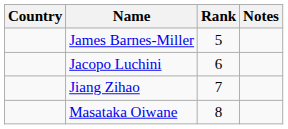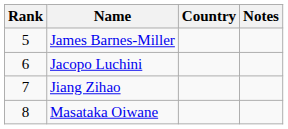columns swapped: (219, 16) <-> (35, 16)
